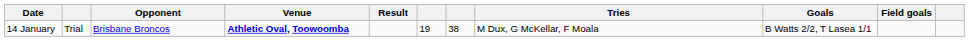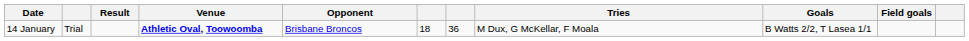columns swapped: (158, 12) <-> (393, 12)
(425, 28) 19 -> (425, 28) 18
(454, 28) 38 -> (454, 28) 36
